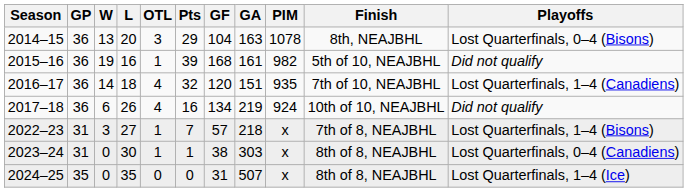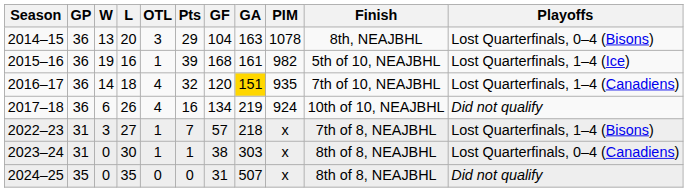(497, 61) Did not qualify -> (540, 61) Lost Quarterfinals, 1–4 (Ice)
(250, 84) no background -> (250, 84) gold background
(540, 175) Lost Quarterfinals, 1–4 (Ice) -> (497, 175) Did not qualify
